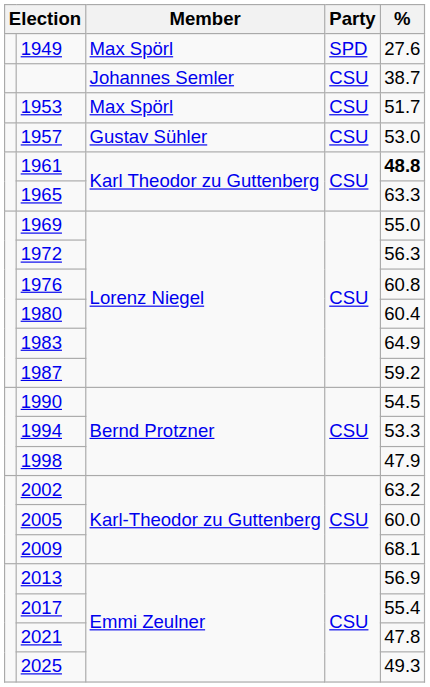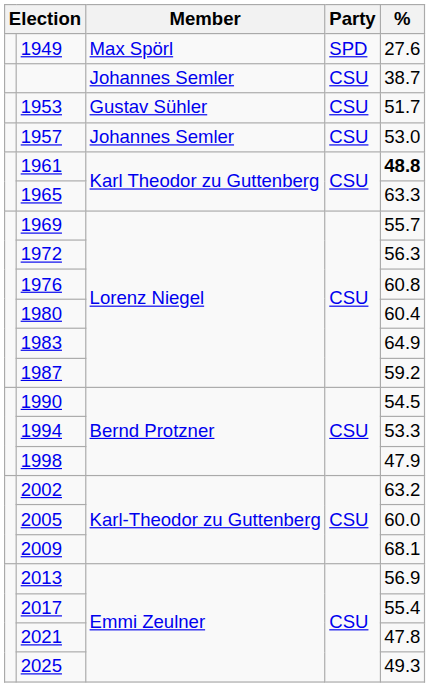(131, 107) Max Spörl -> (148, 107) Gustav Sühler
(148, 136) Gustav Sühler -> (162, 136) Johannes Semler
(402, 225) 55.0 -> (402, 225) 55.7
